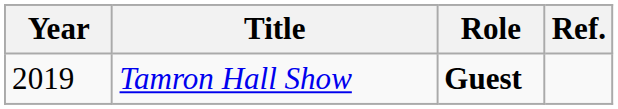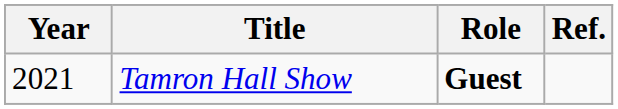(43, 78) 2019 -> (43, 78) 2021
